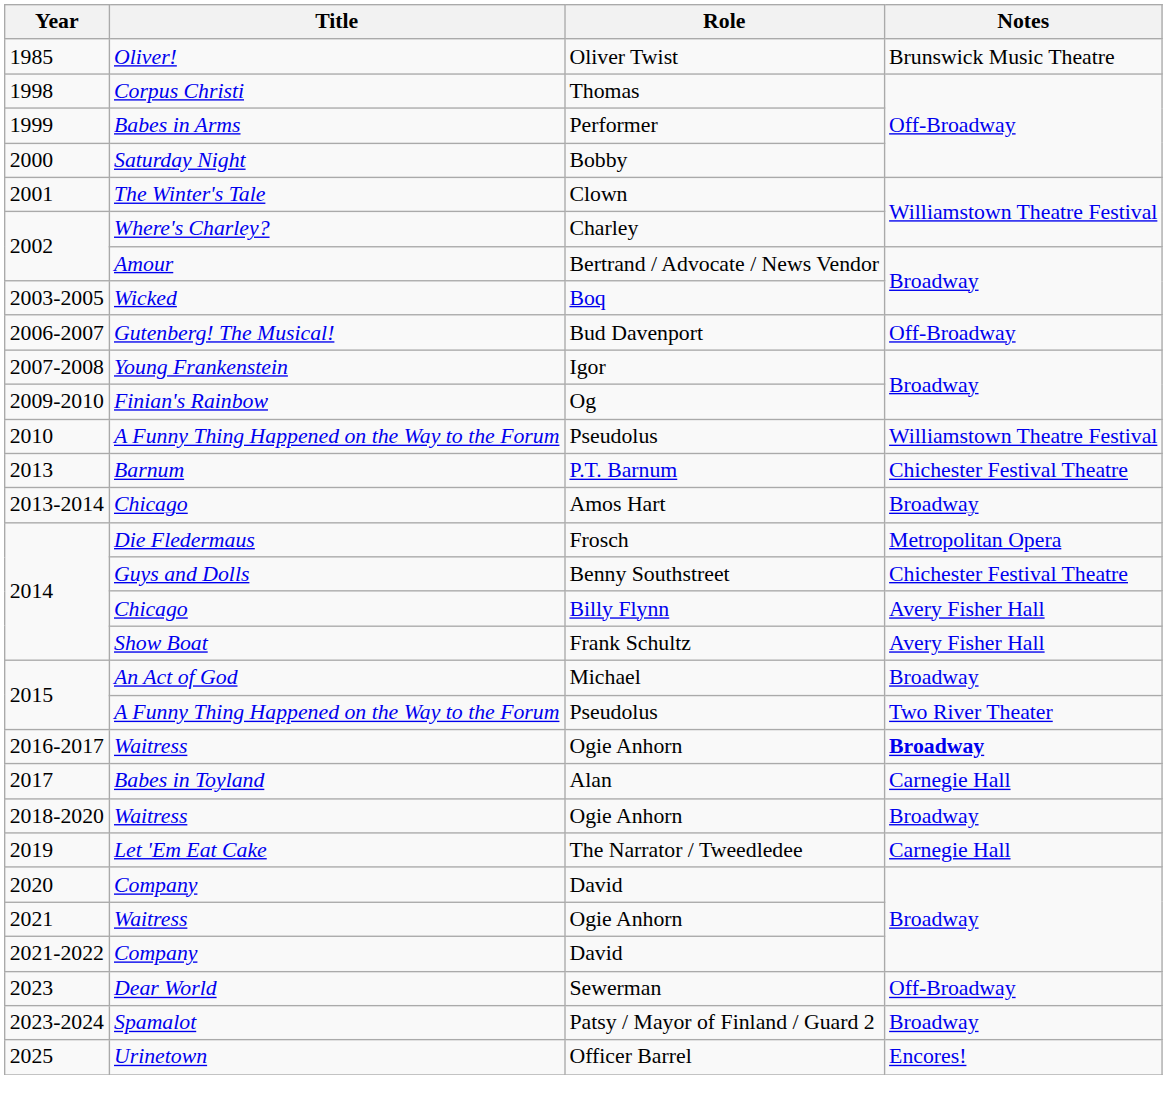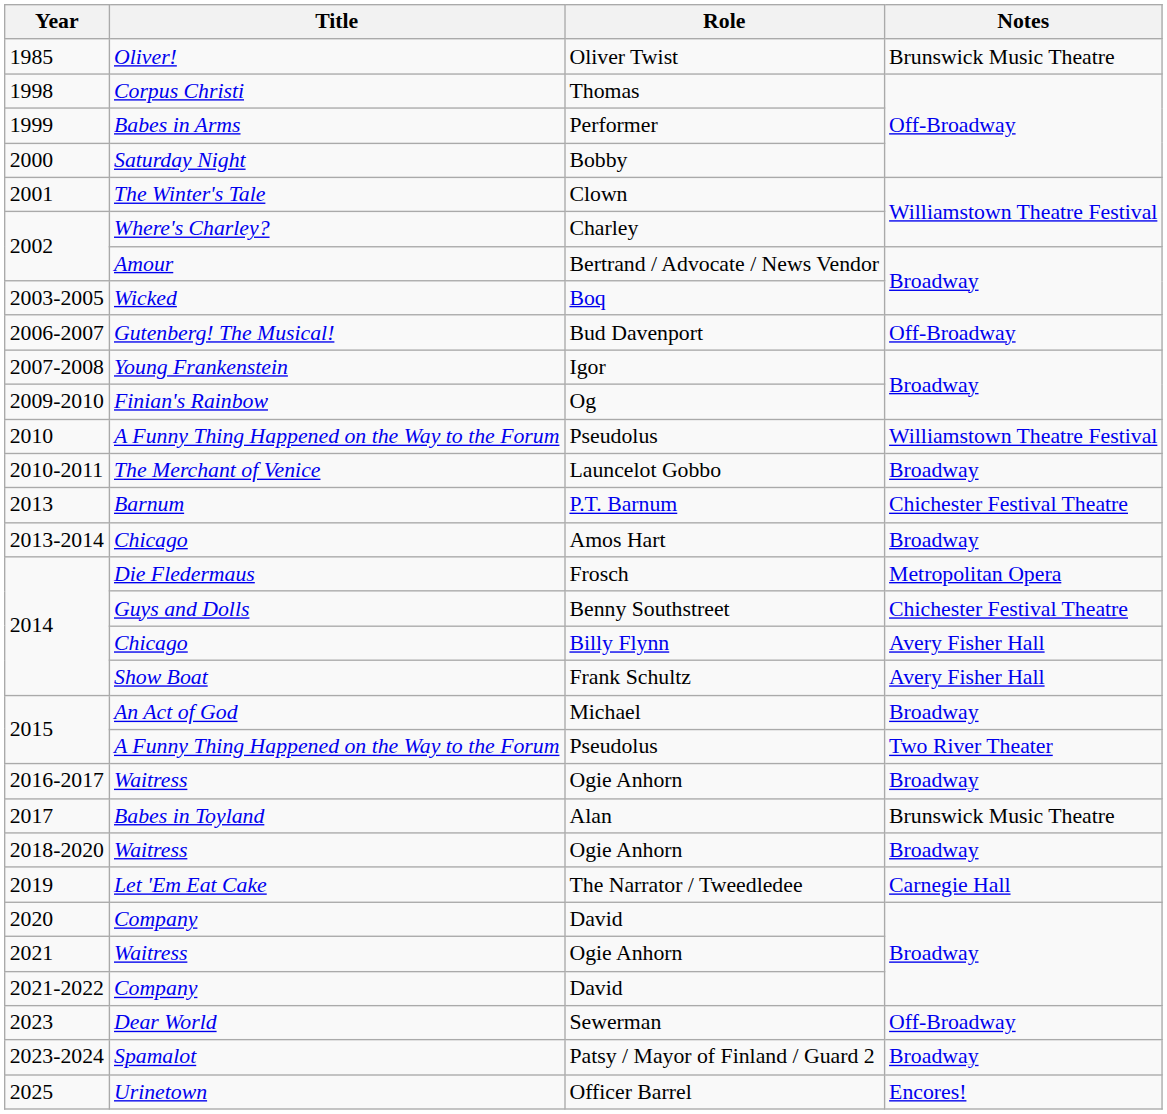+ row: (56, 470)
(937, 746) bold -> (934, 780) normal
(950, 780) Carnegie Hall -> (1002, 815) Brunswick Music Theatre
